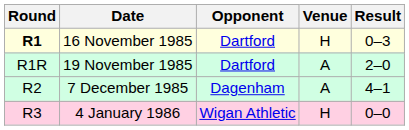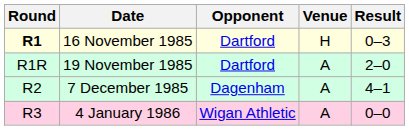(325, 112) H -> (325, 112) A
